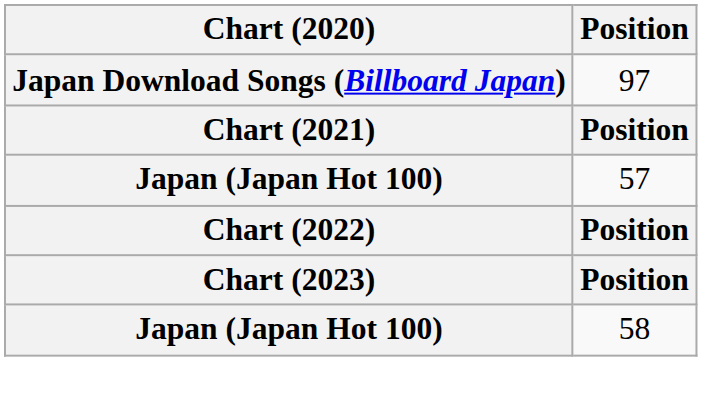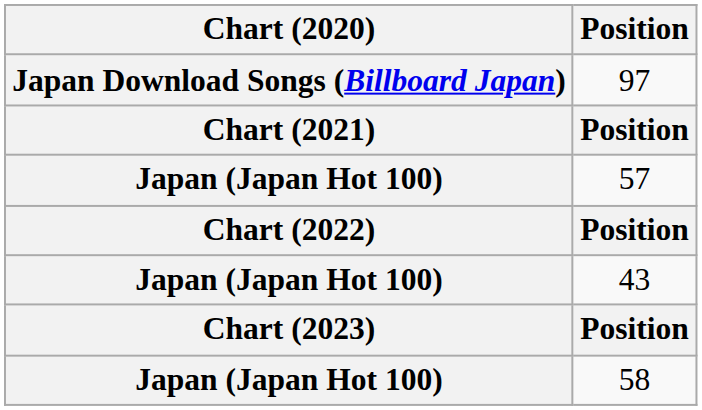+ row: (635, 279)
